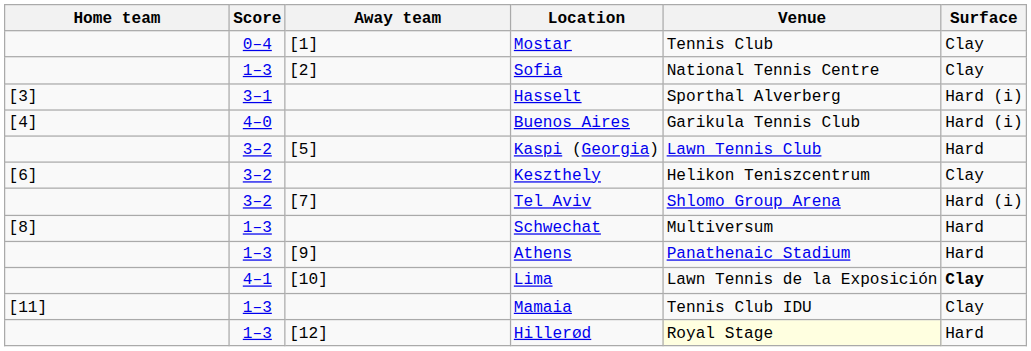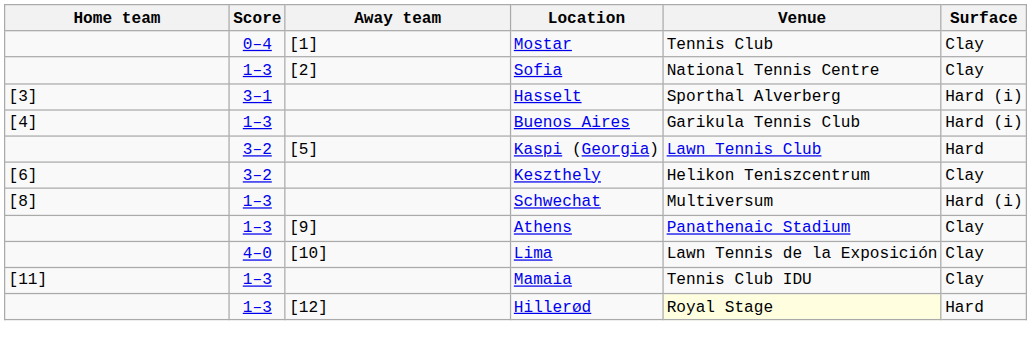(257, 123) 4–0 -> (257, 123) 1–3
- row: (553, 202)
(965, 228) Hard -> (984, 202) Hard (i)
(965, 254) Hard -> (965, 228) Clay
(257, 280) 4–1 -> (257, 254) 4–0
(965, 280) bold -> (965, 254) normal
